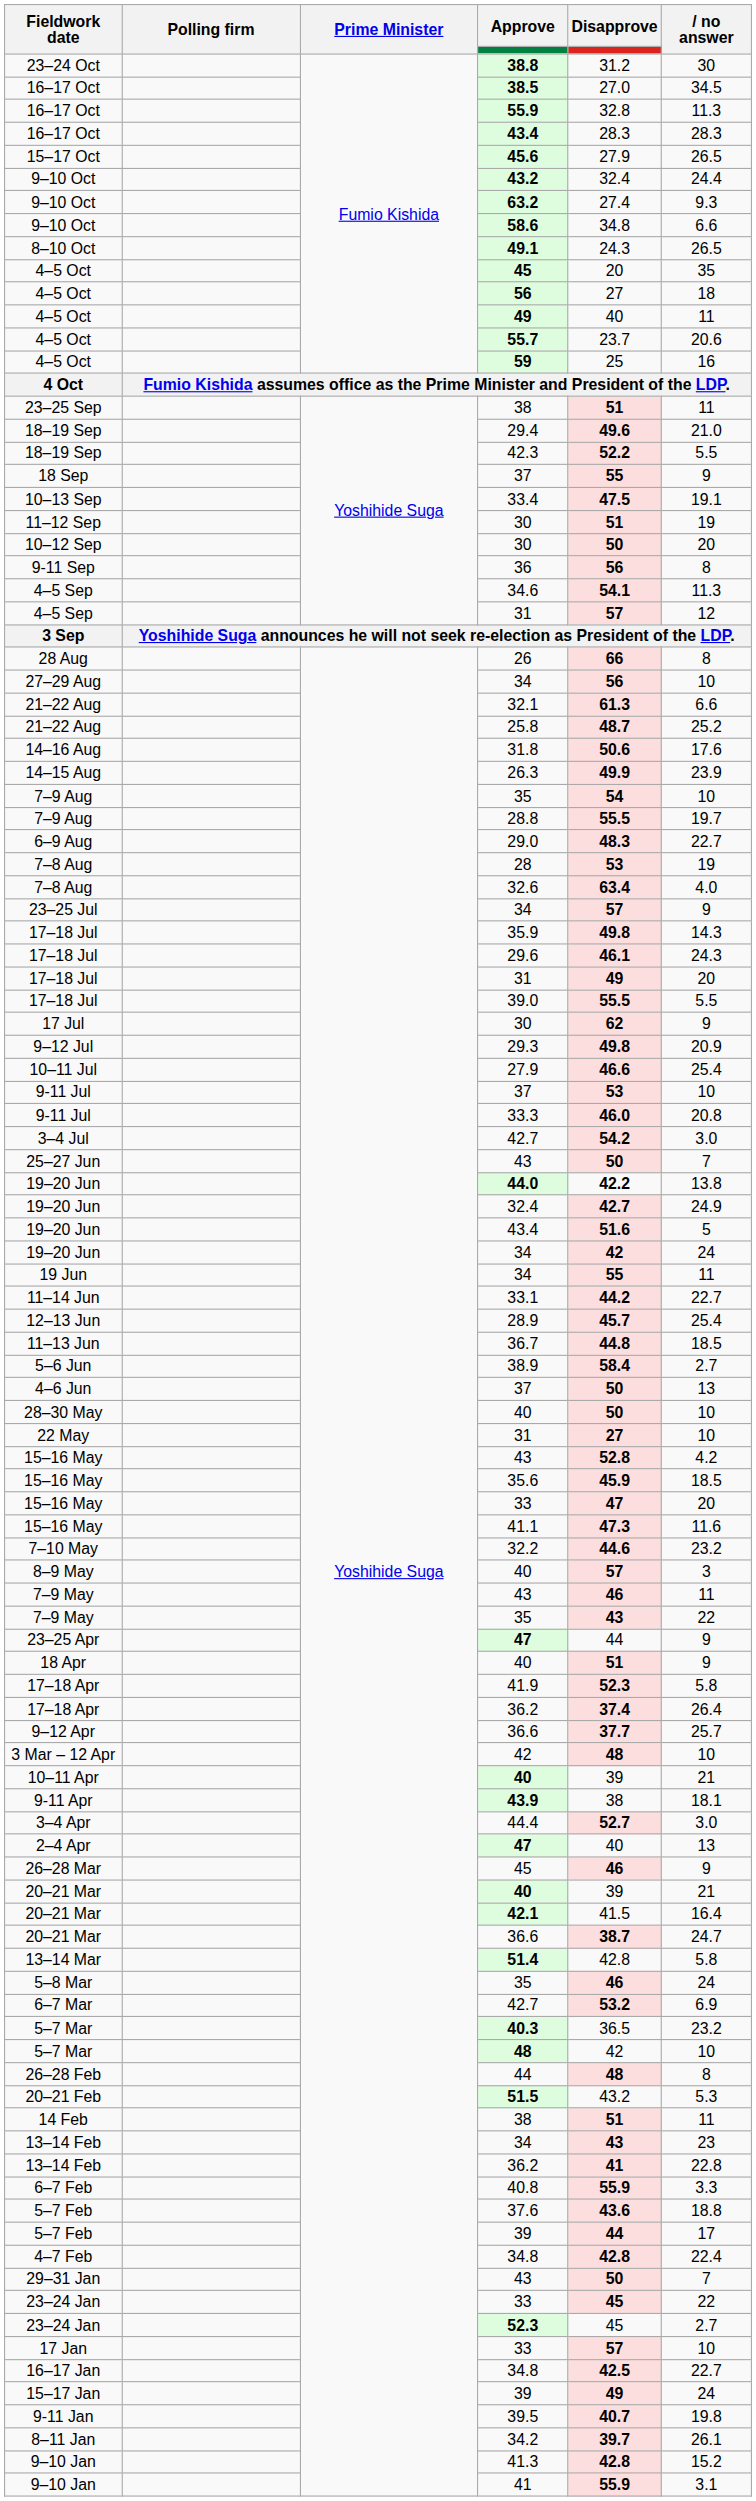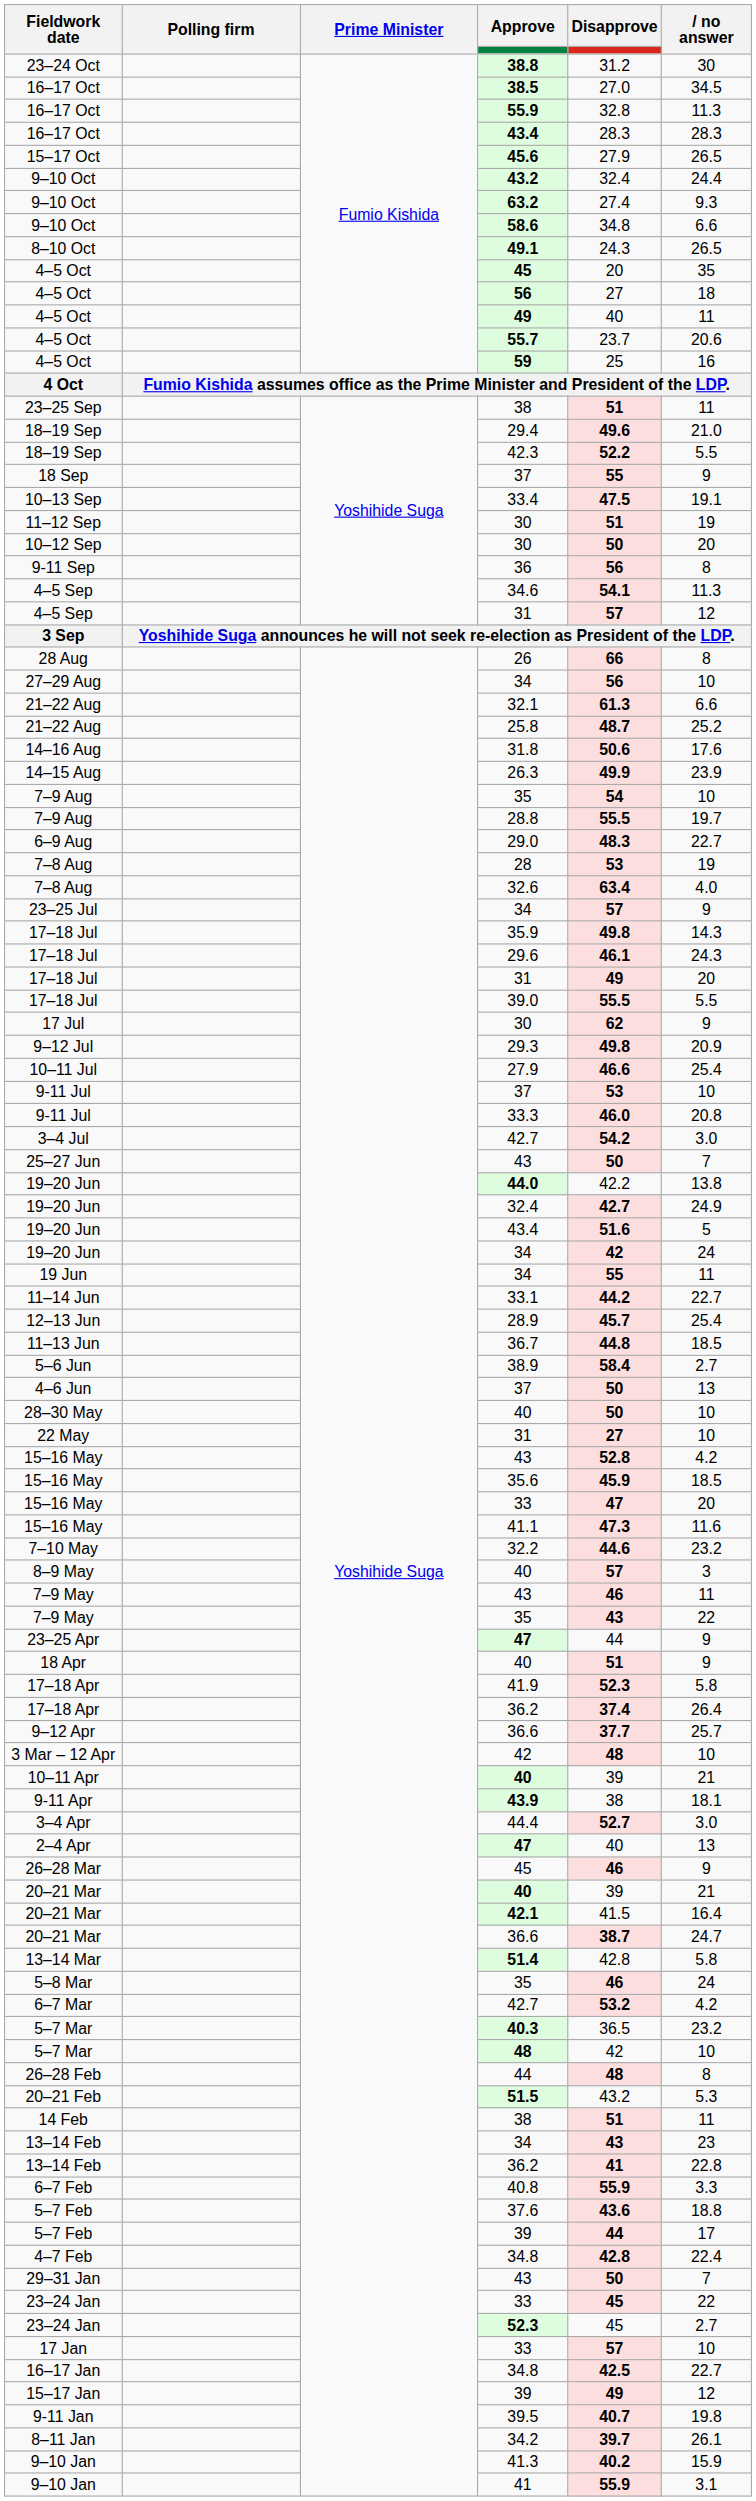(615, 1184) bold -> (615, 1184) normal
(706, 2006) 6.9 -> (706, 2006) 4.2
(706, 2394) 24 -> (706, 2394) 12
(615, 2462) 42.8 -> (615, 2462) 40.2
(706, 2462) 15.2 -> (706, 2462) 15.9
